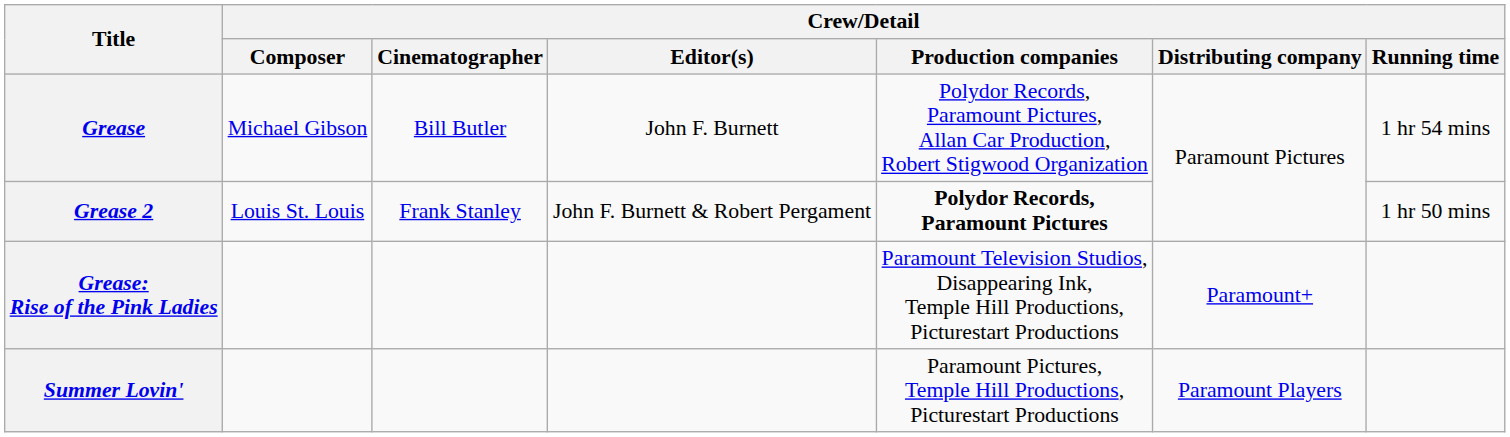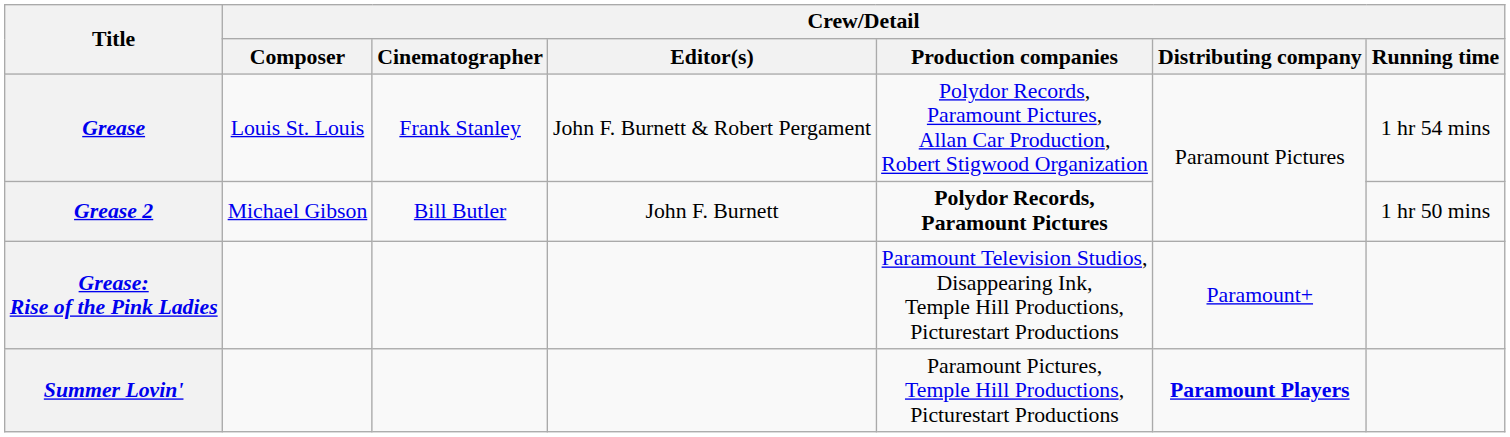(297, 127) Michael Gibson -> (297, 127) Louis St. Louis
(460, 127) Bill Butler -> (460, 127) Frank Stanley
(712, 127) John F. Burnett -> (712, 127) John F. Burnett & Robert Pergament
(297, 210) Louis St. Louis -> (297, 210) Michael Gibson
(460, 210) Frank Stanley -> (460, 210) Bill Butler
(712, 210) John F. Burnett & Robert Pergament -> (712, 210) John F. Burnett
(1260, 390) normal -> (1260, 390) bold
